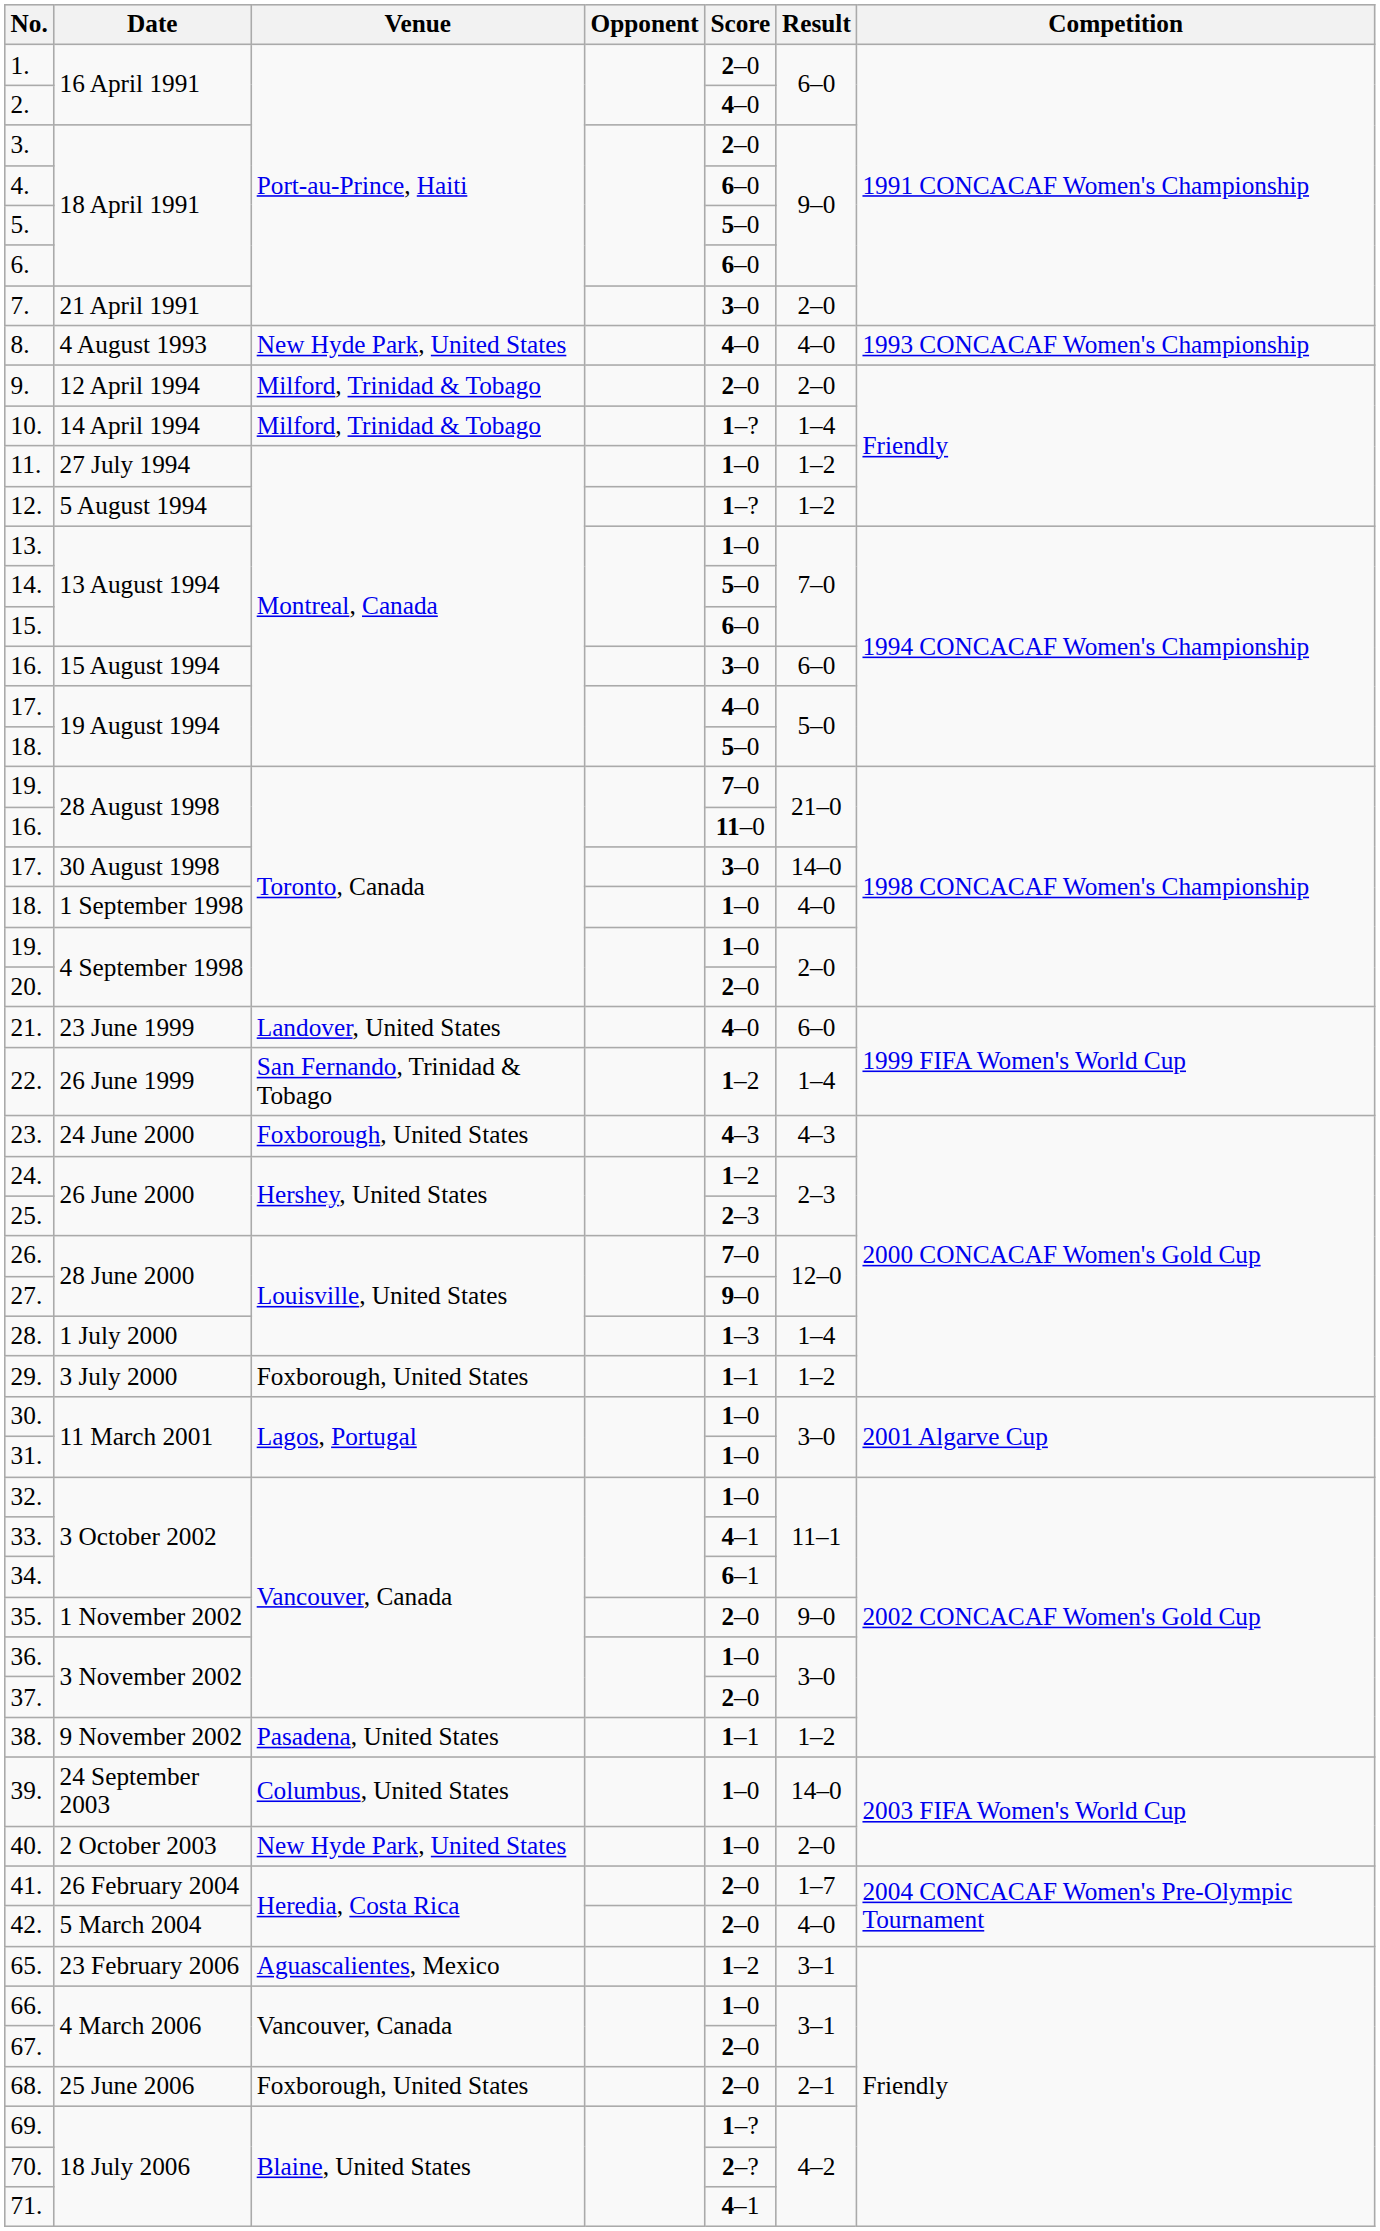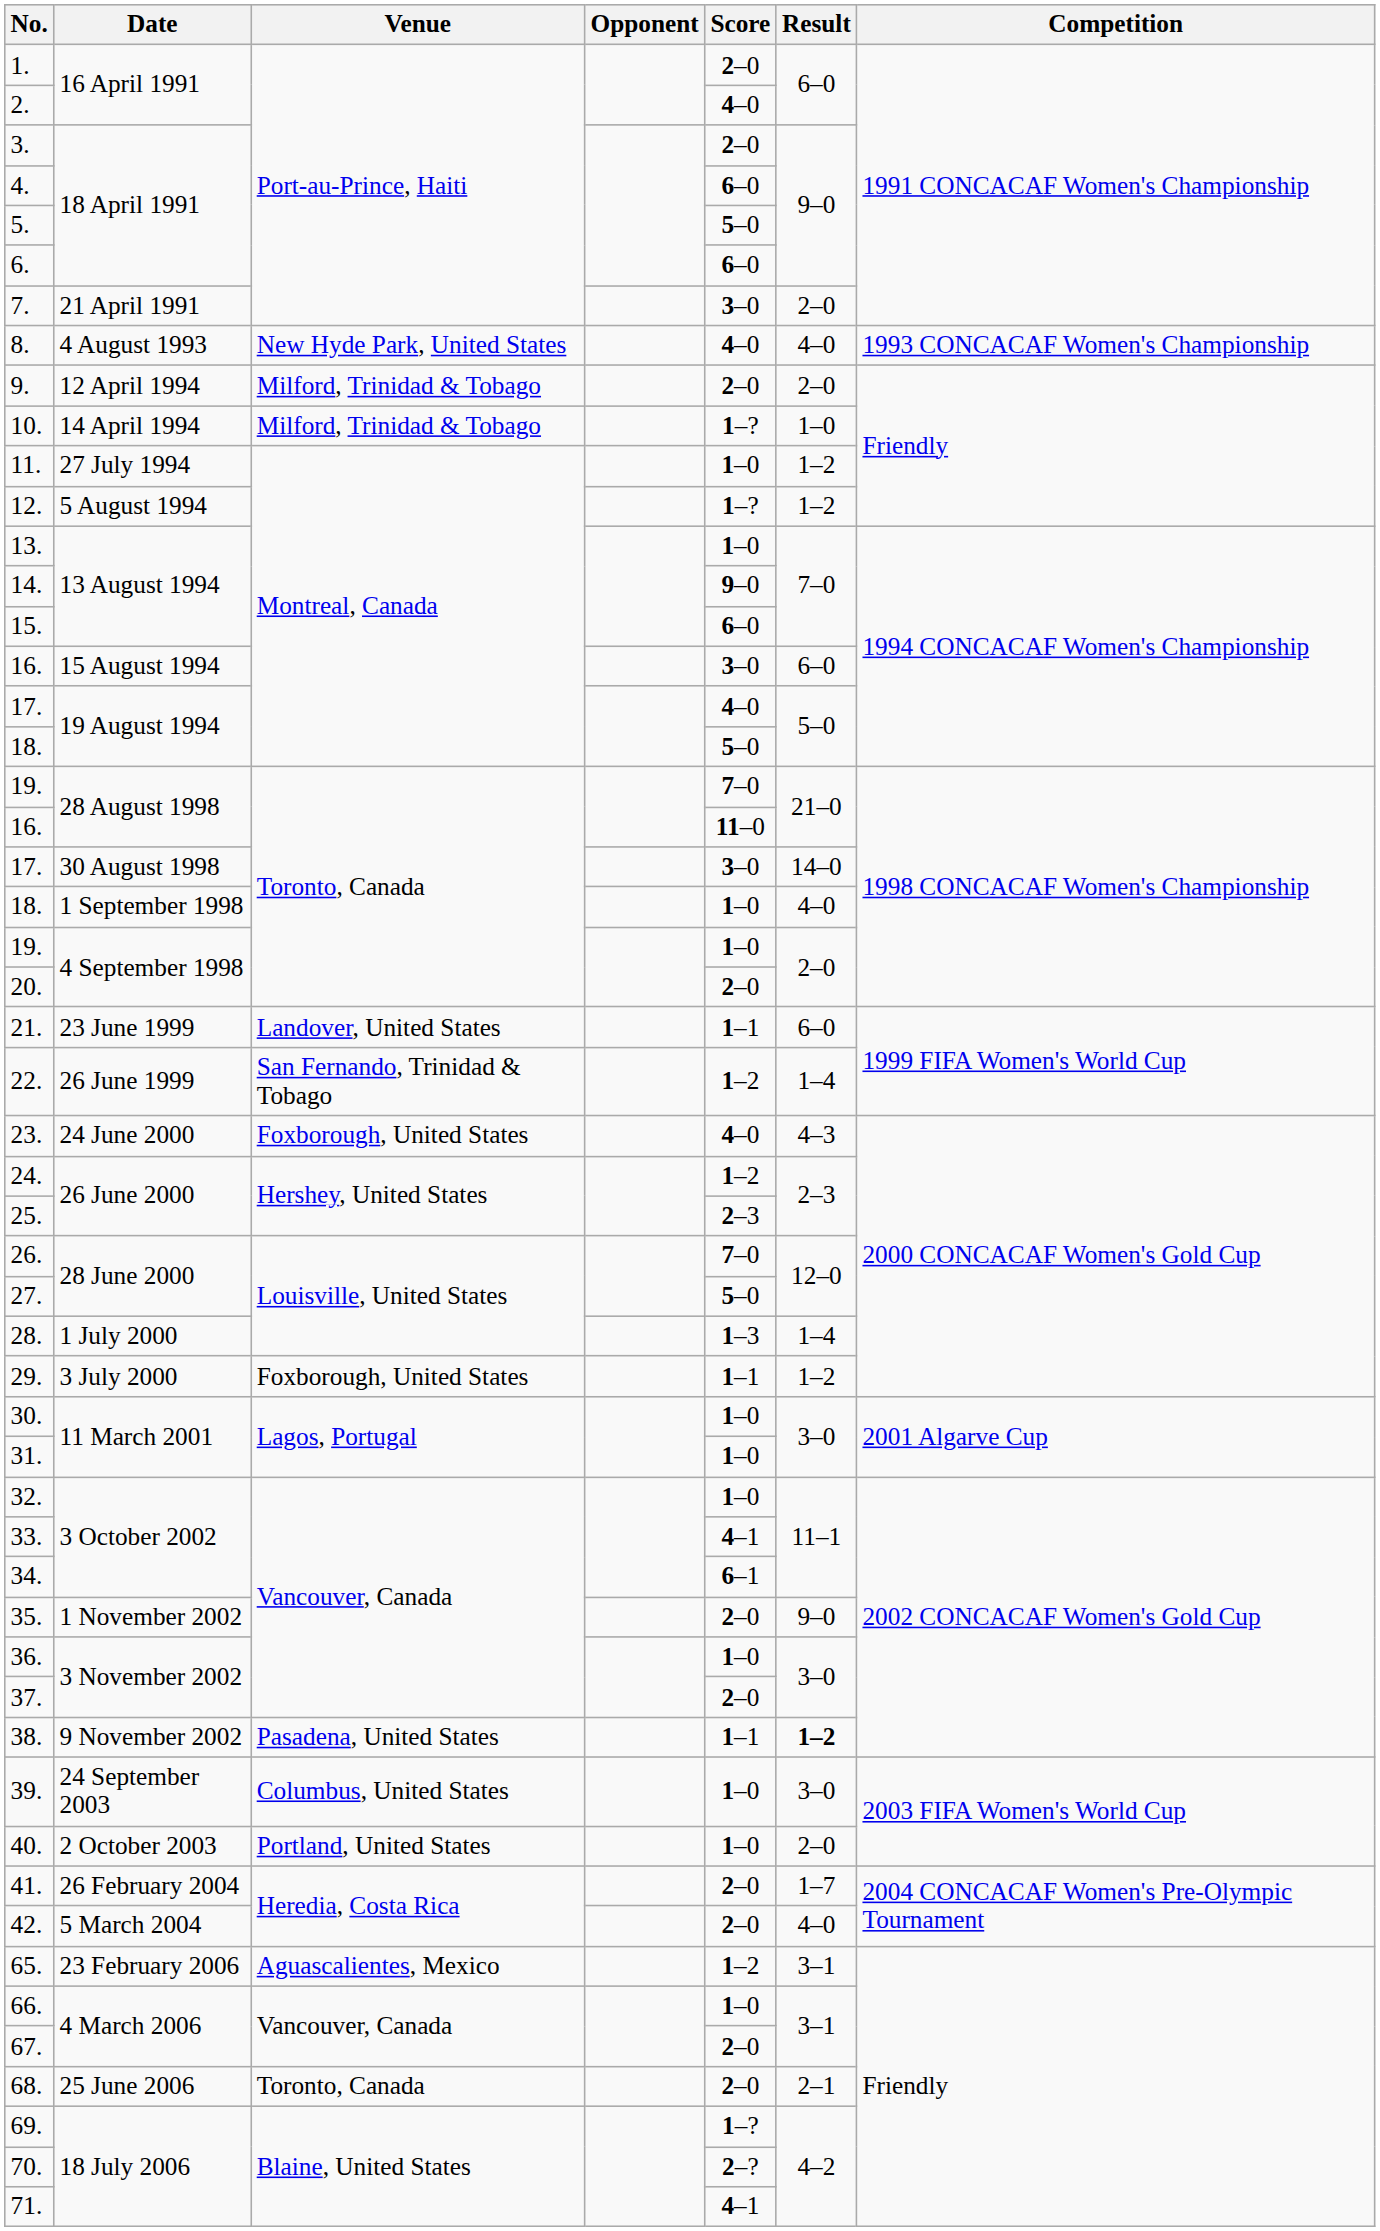(816, 425) 1–4 -> (816, 425) 1–0
(740, 585) 5–0 -> (740, 585) 9–0
(740, 1026) 4–0 -> (740, 1026) 1–1
(740, 1135) 4–3 -> (740, 1135) 4–0
(740, 1295) 9–0 -> (740, 1295) 5–0
(816, 1736) normal -> (816, 1736) bold
(816, 1791) 14–0 -> (816, 1791) 3–0
(412, 1845) New Hyde Park, United States -> (374, 1845) Portland, United States
(393, 2086) Foxborough, United States -> (341, 2086) Toronto, Canada
